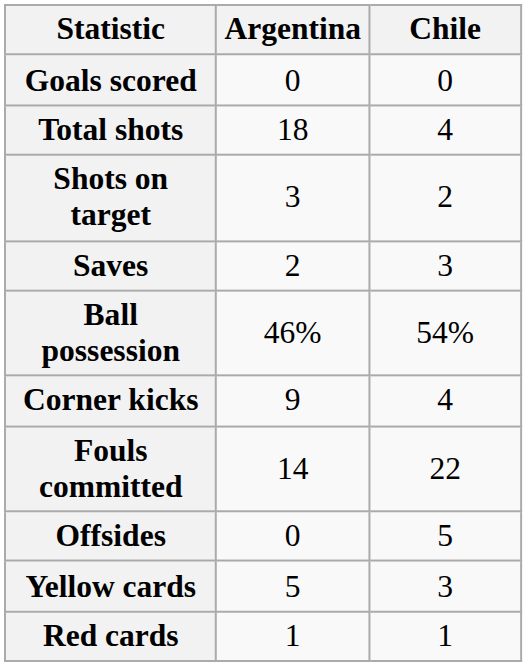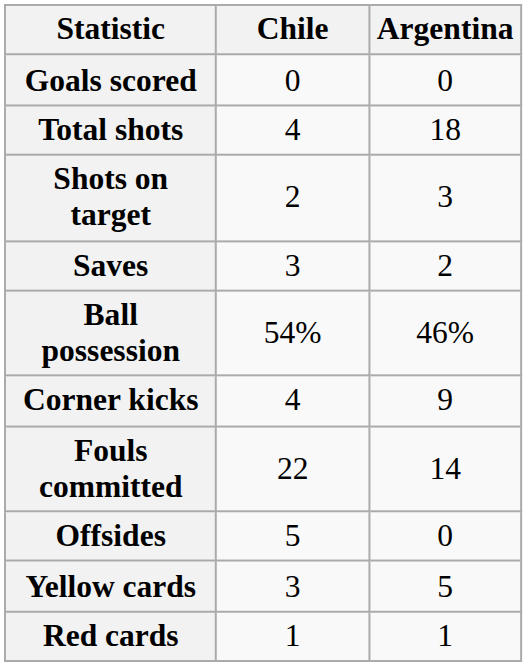columns swapped: (293, 29) <-> (445, 29)
